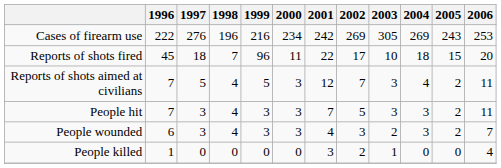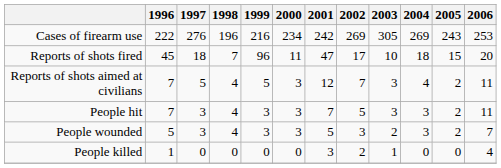(327, 55) 22 -> (327, 55) 47
(171, 132) 6 -> (171, 132) 5
(330, 132) 4 -> (330, 132) 5
